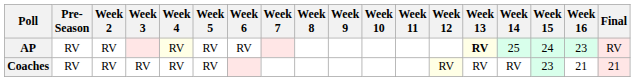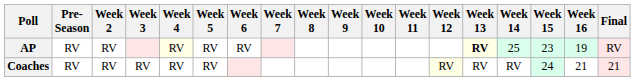(547, 48) 24 -> (547, 48) 23
(581, 48) 23 -> (581, 48) 19
(547, 67) 23 -> (547, 67) 24
